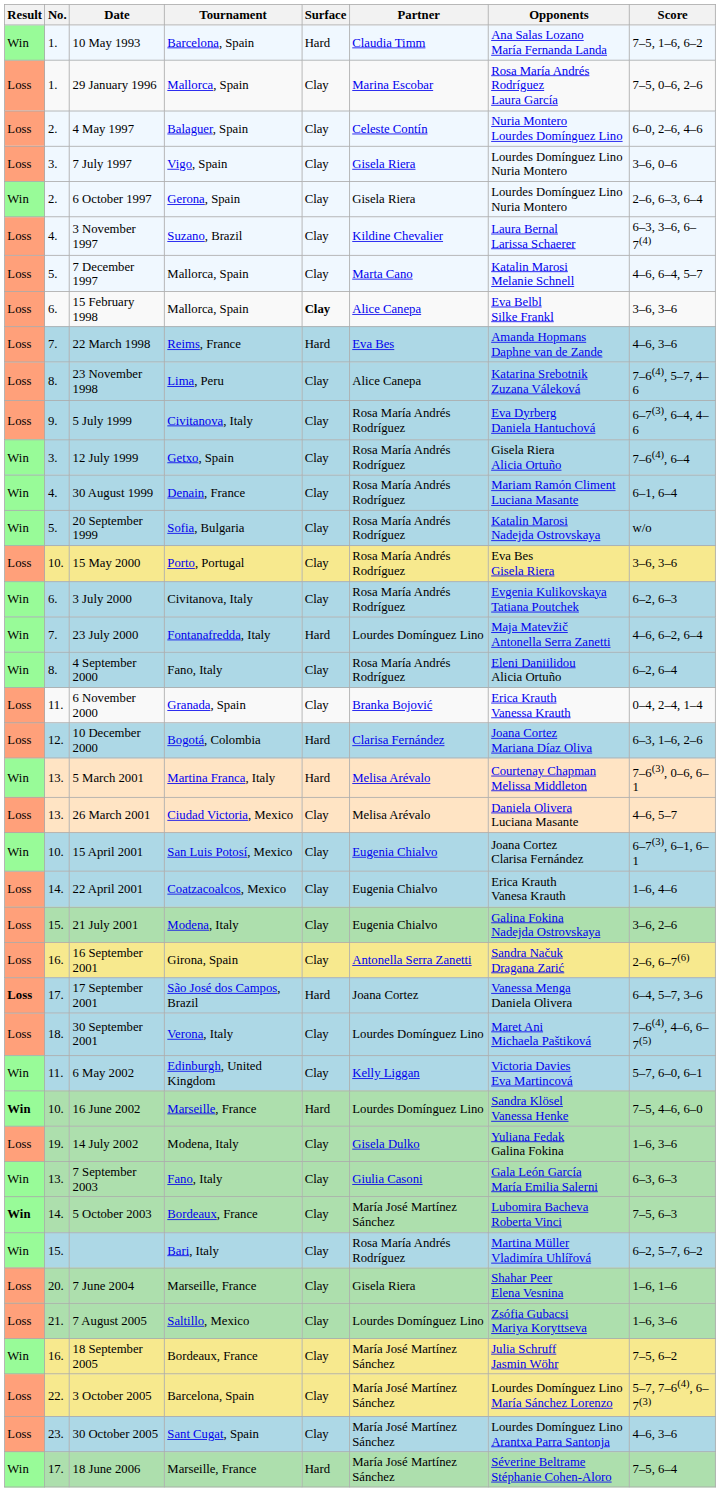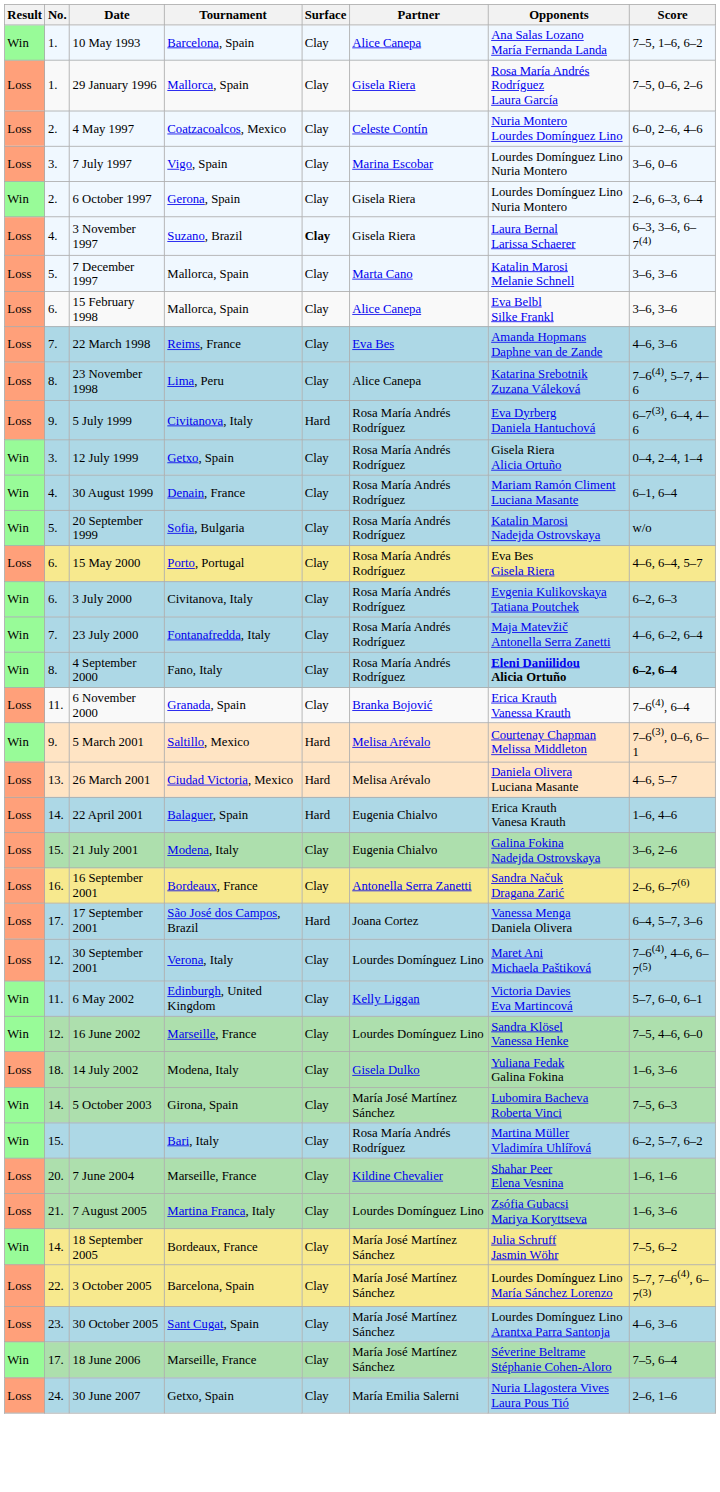(317, 42) Hard -> (317, 42) Clay
(389, 42) Claudia Timm -> (387, 42) Alice Canepa
(393, 85) Marina Escobar -> (384, 85) Gisela Riera
(208, 127) Balaguer, Spain -> (227, 127) Coatzacoalcos, Mexico
(384, 163) Gisela Riera -> (393, 163) Marina Escobar
(317, 235) normal -> (317, 235) bold
(398, 235) Kildine Chevalier -> (384, 235) Gisela Riera
(668, 273) 4–6, 6–4, 5–7 -> (655, 273) 3–6, 3–6
(317, 308) bold -> (317, 308) normal
(317, 343) Hard -> (317, 343) Clay
(317, 419) Clay -> (317, 419) Hard
(661, 456) 7–6(4), 6–4 -> (668, 456) 0–4, 2–4, 1–4
(56, 563) 10. -> (53, 563) 6.
(655, 563) 3–6, 3–6 -> (668, 563) 4–6, 6–4, 5–7
(317, 634) Hard -> (317, 634) Clay
(418, 634) Lourdes Domínguez Lino -> (401, 634) Rosa María Andrés Rodríguez
(533, 669) normal -> (536, 669) bold
(655, 669) normal -> (655, 669) bold
(668, 704) 0–4, 2–4, 1–4 -> (661, 704) 7–6(4), 6–4
- row: (107, 740)
(56, 777) 13. -> (53, 741) 9.
(221, 777) Martina Franca, Italy -> (208, 741) Saltillo, Mexico
(317, 814) Clay -> (317, 779) Hard
- row: (108, 851)
(227, 888) Coatzacoalcos, Mexico -> (208, 814) Balaguer, Spain
(317, 888) Clay -> (317, 814) Hard
(203, 959) Girona, Spain -> (213, 885) Bordeaux, France
(20, 994) bold -> (19, 920) normal
(56, 1033) 18. -> (56, 959) 12.
(19, 1108) bold -> (18, 1033) normal
(56, 1108) 10. -> (56, 1033) 12.
(317, 1108) Hard -> (317, 1033) Clay
(56, 1143) 19. -> (56, 1069) 18.
- row: (105, 1178)
(19, 1214) bold -> (18, 1104) normal
(213, 1214) Bordeaux, France -> (203, 1104) Girona, Spain
(384, 1285) Gisela Riera -> (398, 1175) Kildine Chevalier
(208, 1320) Saltillo, Mexico -> (221, 1210) Martina Franca, Italy
(56, 1355) 16. -> (56, 1246) 14.
(317, 1469) Hard -> (317, 1359) Clay
+ row: (106, 1394)
